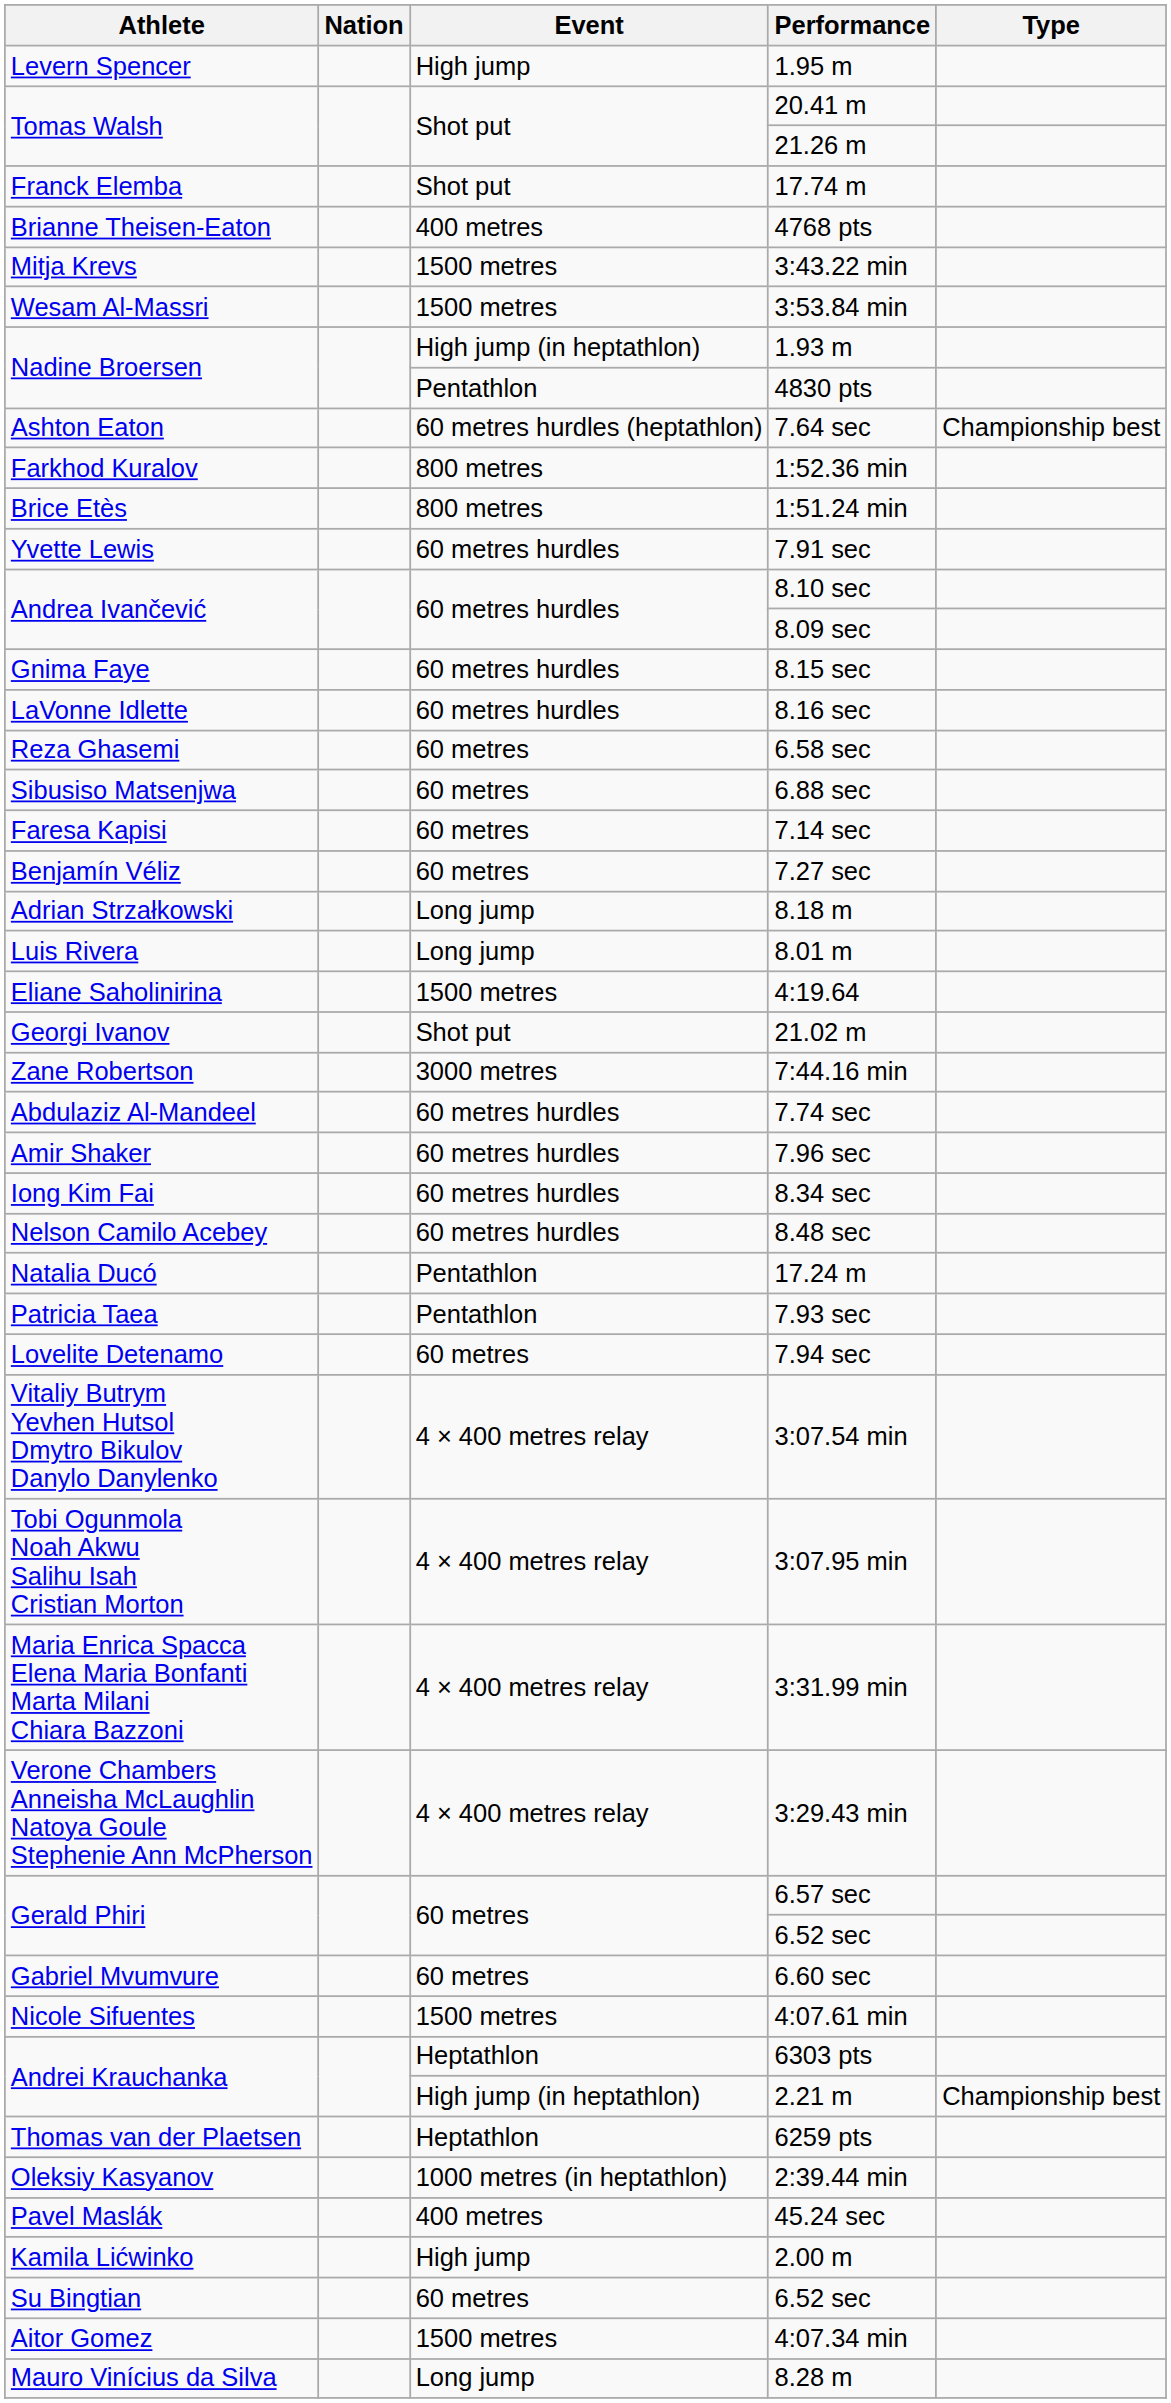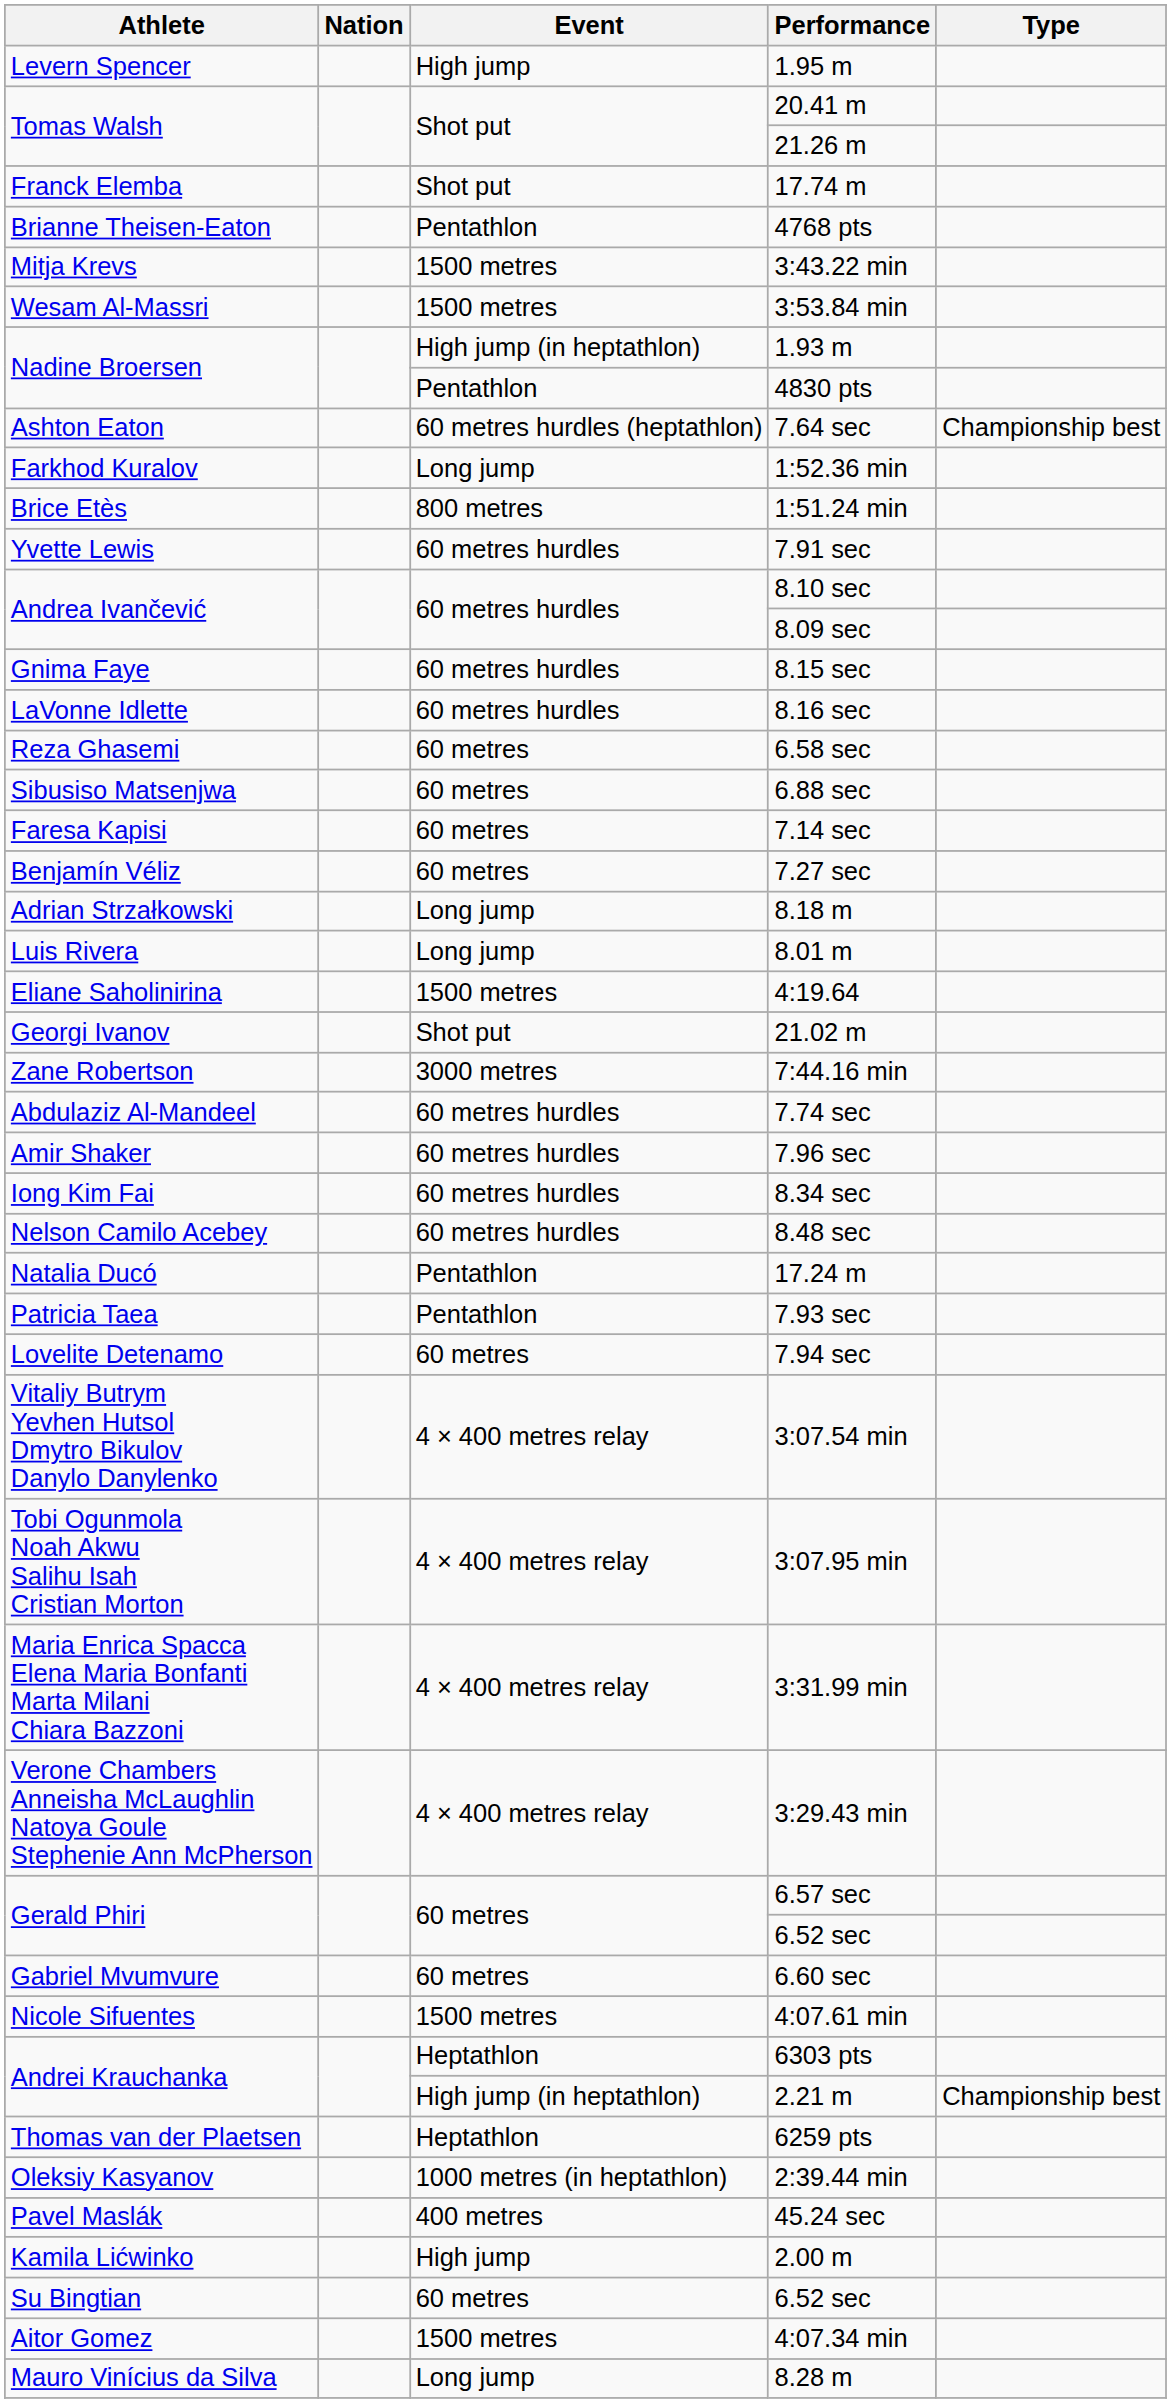(479, 227) 400 metres -> (477, 227) Pentathlon
(479, 468) 800 metres -> (475, 468) Long jump
